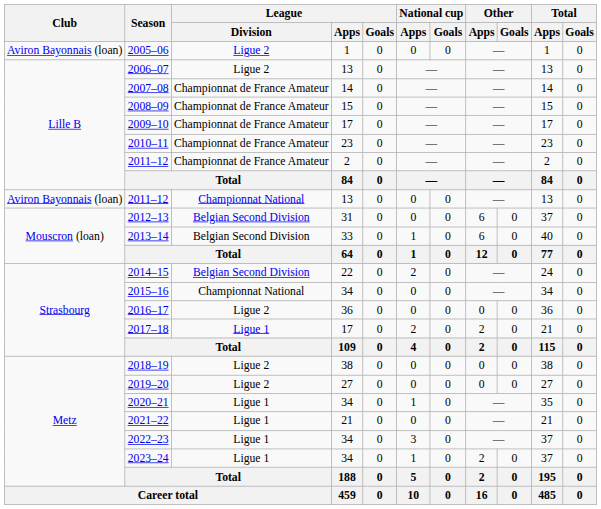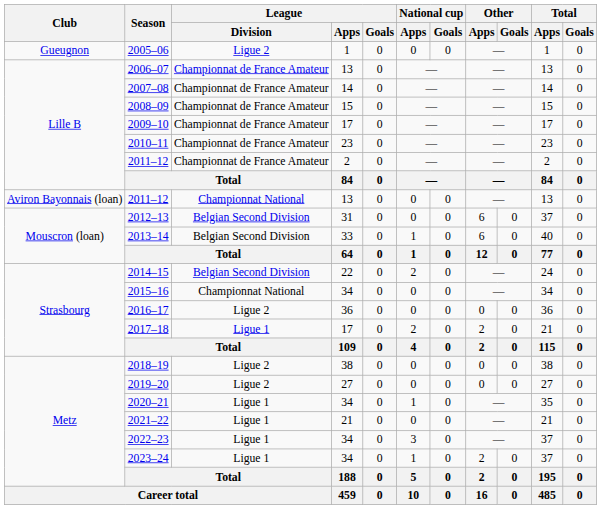(65, 50) Aviron Bayonnais (loan) -> (65, 50) Gueugnon
(251, 69) Ligue 2 -> (251, 69) Championnat de France Amateur
